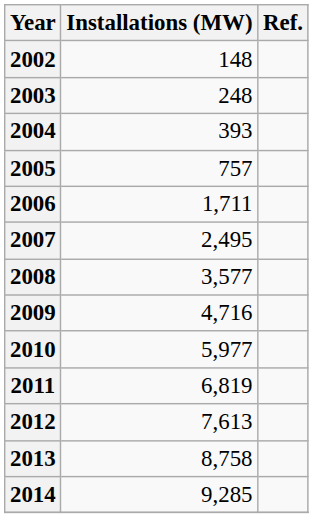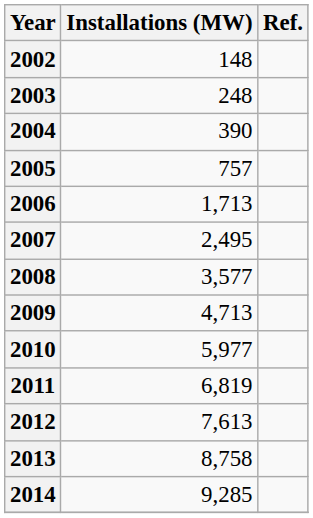(235, 131) 393 -> (235, 131) 390
(227, 204) 1,711 -> (227, 204) 1,713
(227, 312) 4,716 -> (227, 312) 4,713
